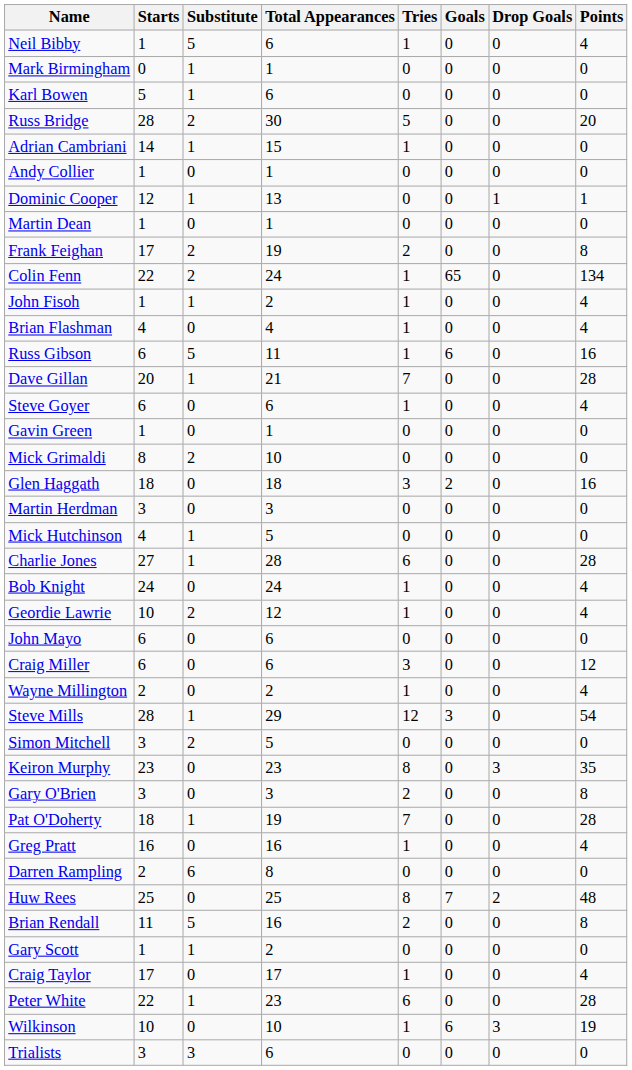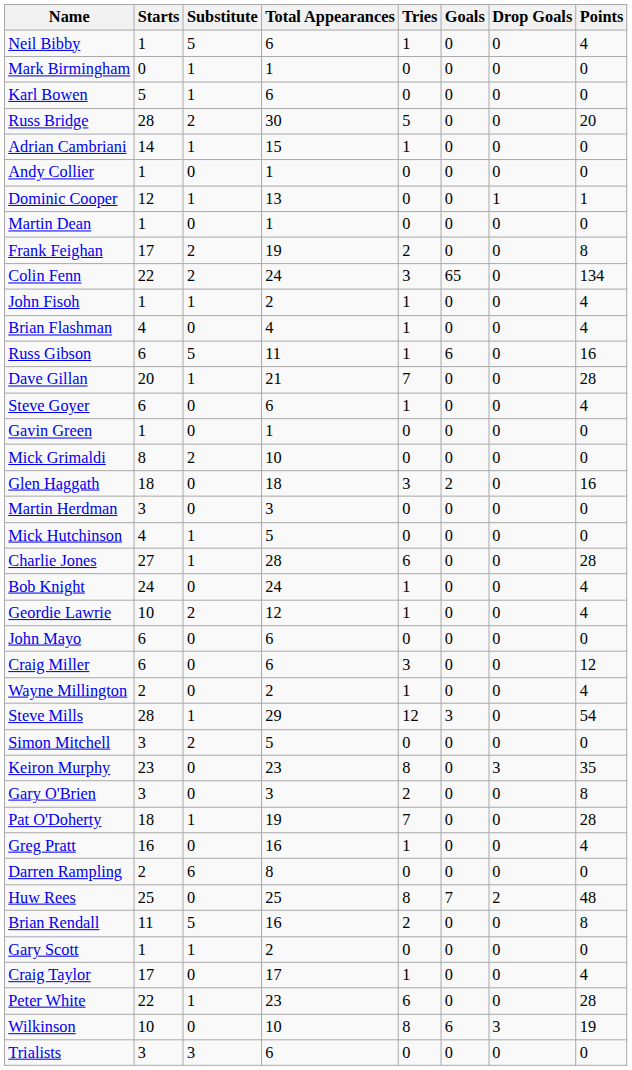(406, 276) 1 -> (406, 276) 3
(406, 1026) 1 -> (406, 1026) 8
